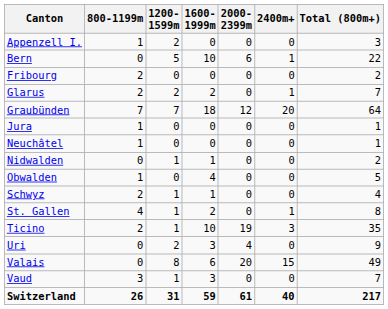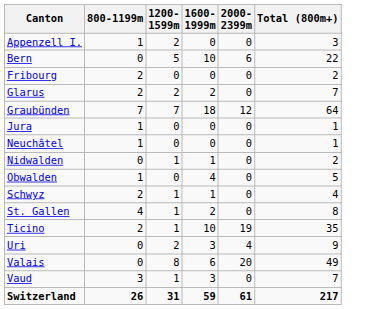- column: (276, 19)
